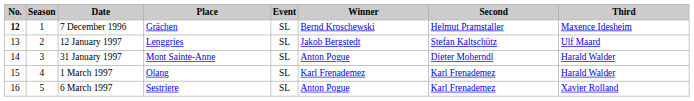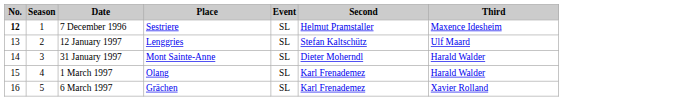- column: (363, 11)
(162, 27) Grächen -> (162, 27) Sestriere
(162, 88) Sestriere -> (162, 88) Grächen
